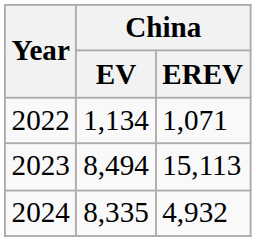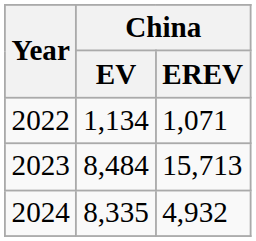(116, 166) 8,494 -> (116, 166) 8,484
(202, 166) 15,113 -> (202, 166) 15,713
